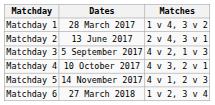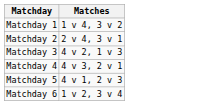- column: (102, 11)
